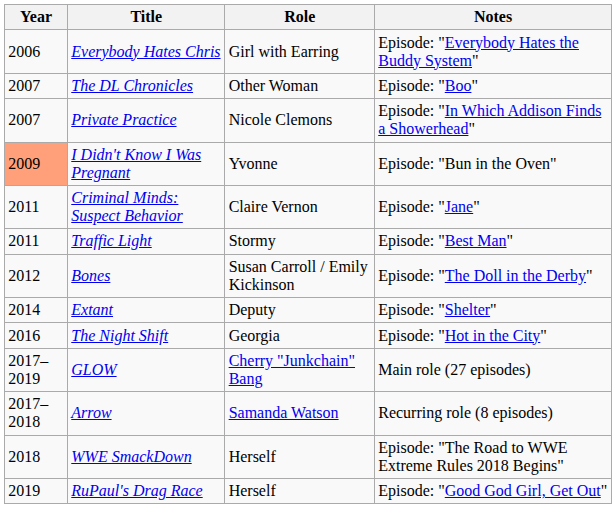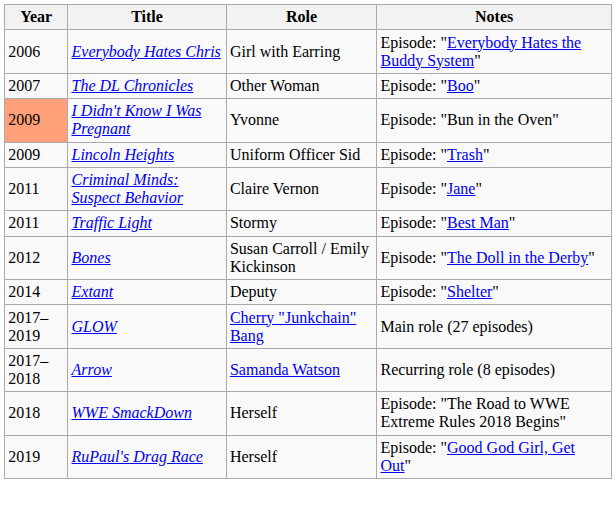- row: (124, 120)
+ row: (123, 154)
- row: (120, 335)
